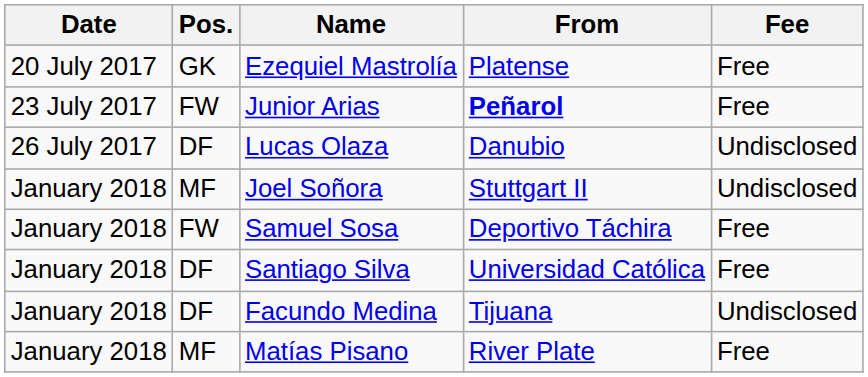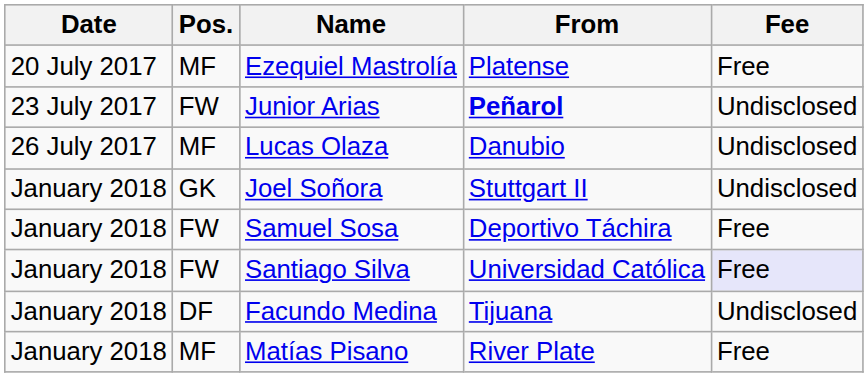(197, 65) GK -> (197, 65) MF
(743, 106) Free -> (787, 106) Undisclosed
(196, 147) DF -> (197, 147) MF
(197, 188) MF -> (197, 188) GK
(196, 270) DF -> (199, 270) FW
(743, 270) no background -> (743, 270) lavender background
